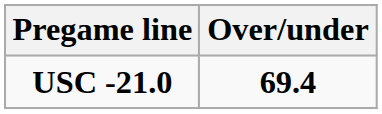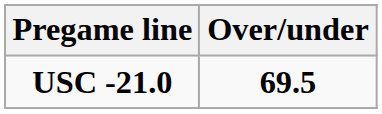(288, 81) 69.4 -> (288, 81) 69.5
